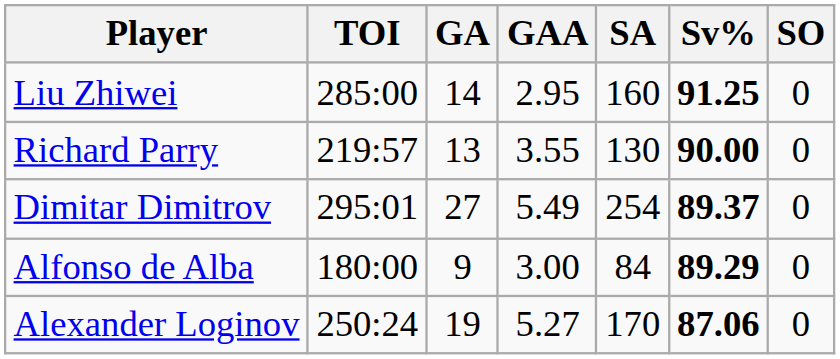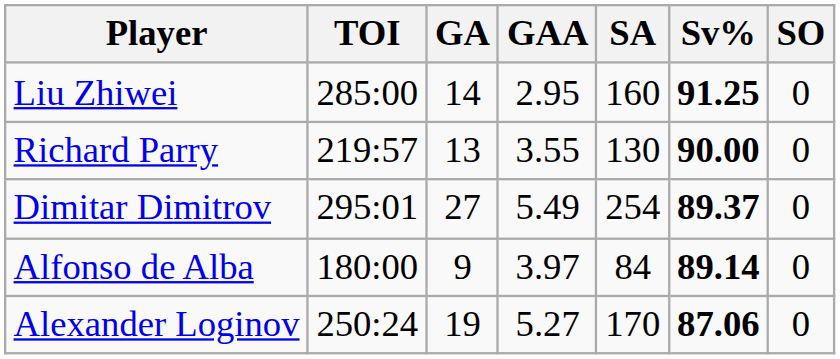(548, 265) 3.00 -> (548, 265) 3.97
(718, 265) 89.29 -> (718, 265) 89.14
